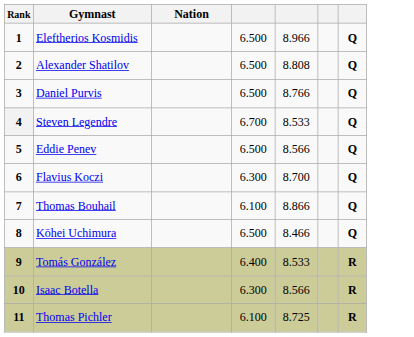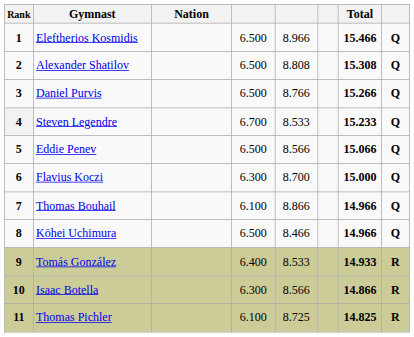+ column: (360, 14)
